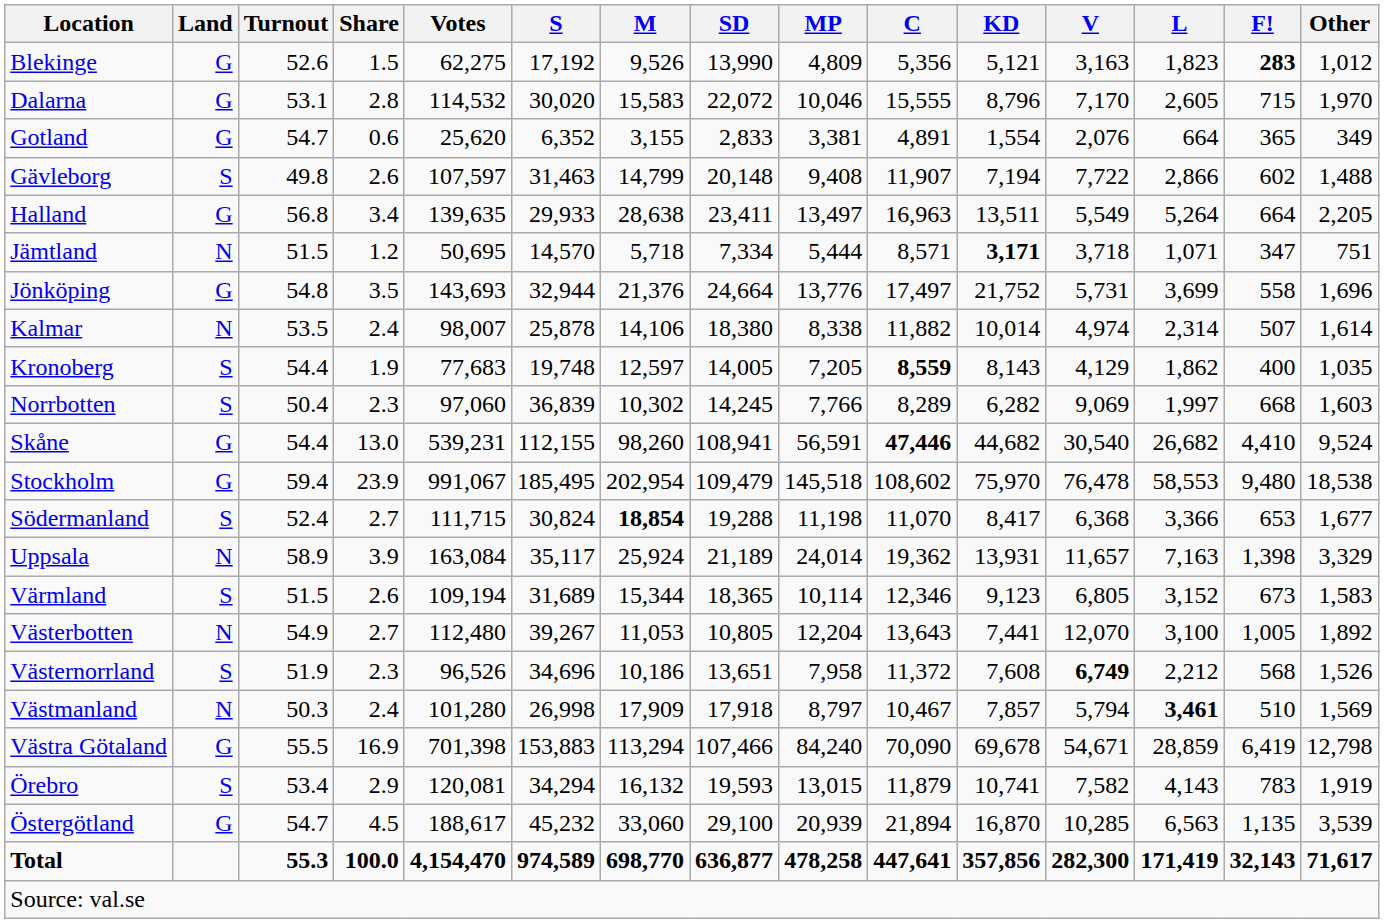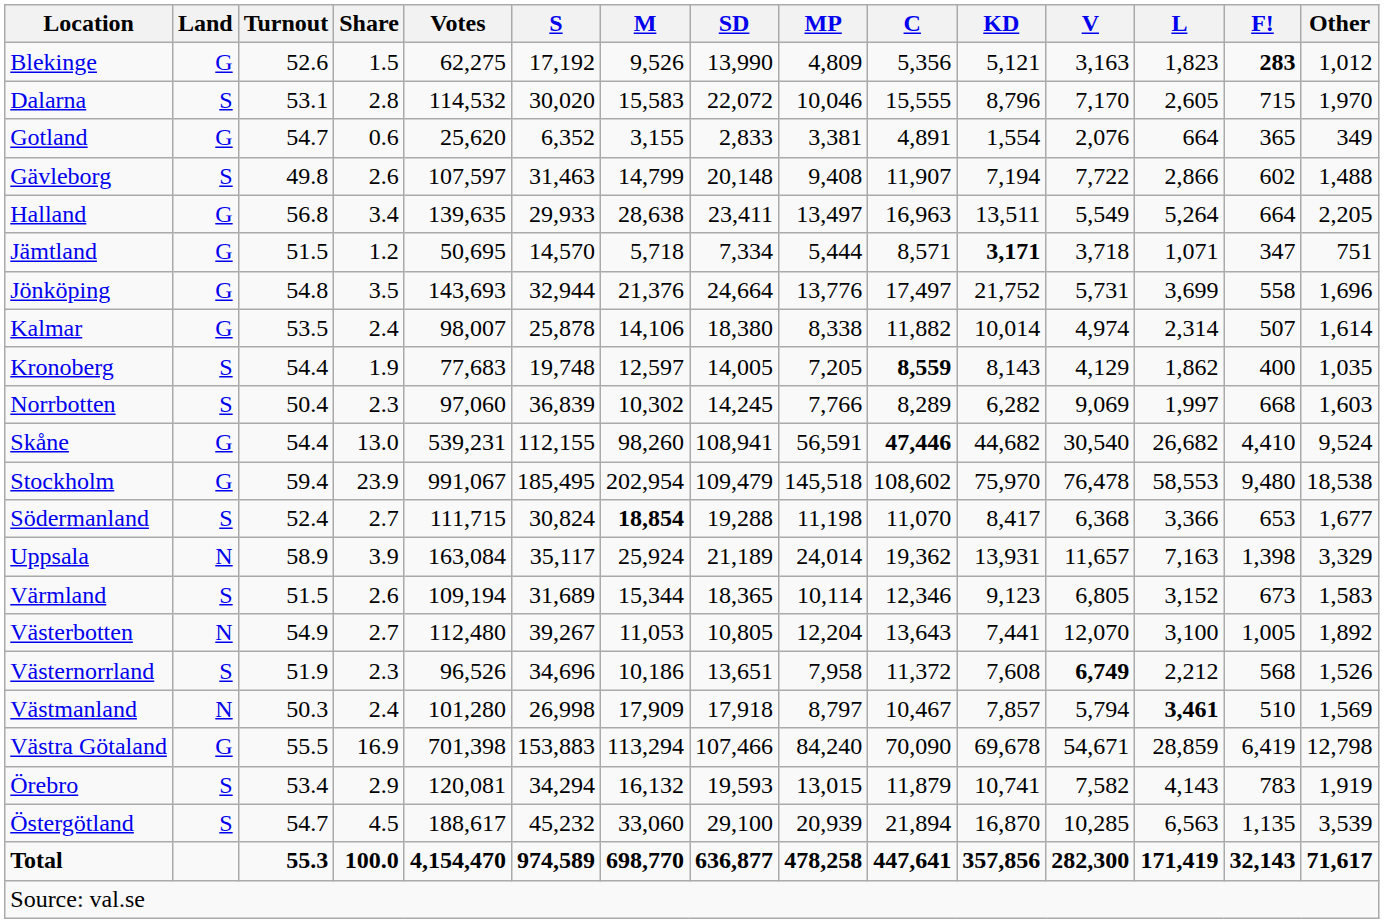(224, 99) G -> (226, 99) S
(224, 251) N -> (224, 251) G
(224, 328) N -> (224, 328) G
(224, 822) G -> (226, 822) S
